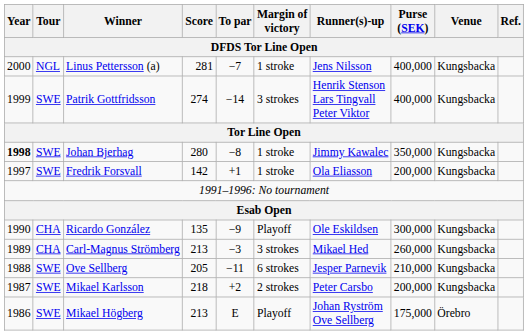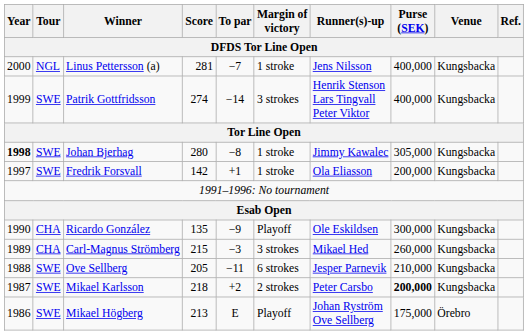(413, 152) 350,000 -> (413, 152) 305,000
(199, 248) 213 -> (199, 248) 215
(413, 287) normal -> (413, 287) bold
